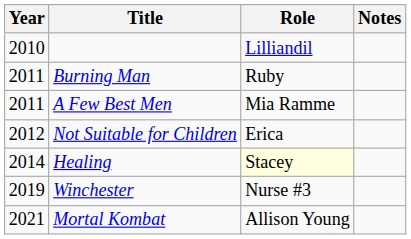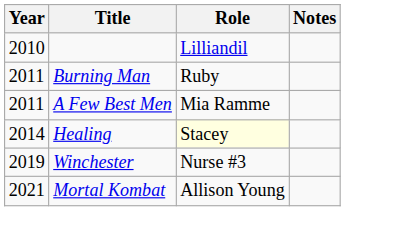- row: (145, 133)
